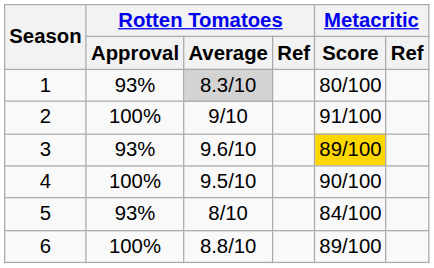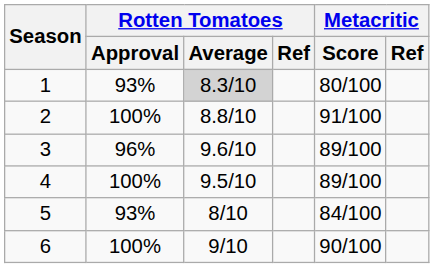(228, 117) 9/10 -> (228, 117) 8.8/10
(135, 149) 93% -> (135, 149) 96%
(350, 149) gold background -> (350, 149) no background
(350, 181) 90/100 -> (350, 181) 89/100
(228, 246) 8.8/10 -> (228, 246) 9/10
(350, 246) 89/100 -> (350, 246) 90/100
